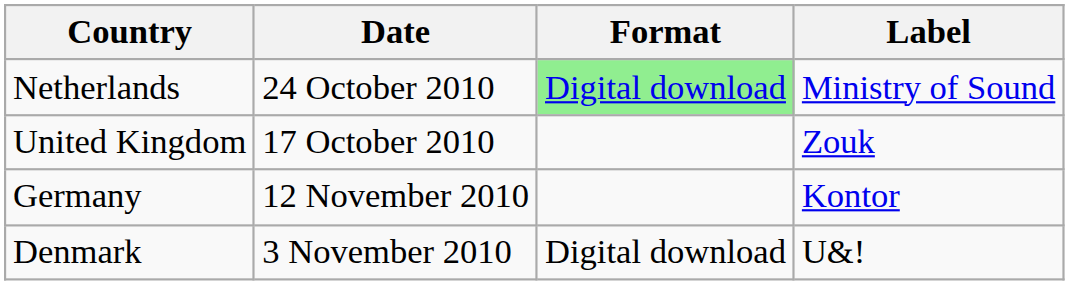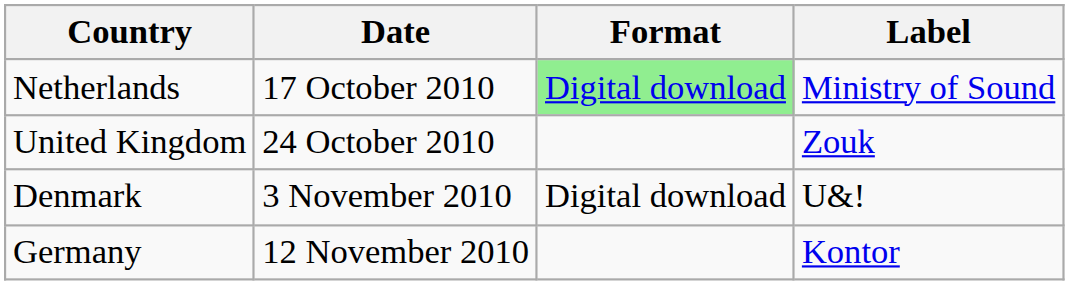(378, 86) 24 October 2010 -> (378, 86) 17 October 2010
(378, 141) 17 October 2010 -> (378, 141) 24 October 2010
rows swapped: (77, 251) <-> (77, 196)
